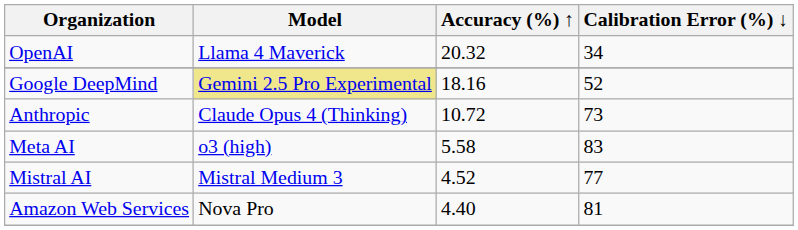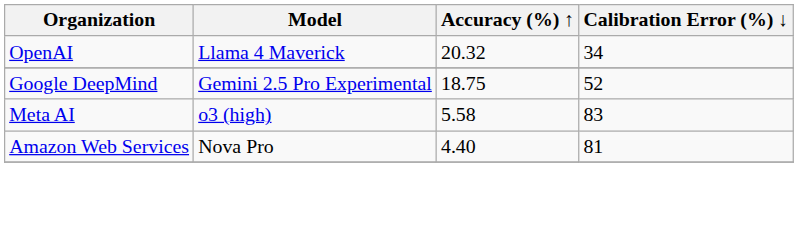(315, 83) khaki background -> (315, 83) no background
(463, 83) 18.16 -> (463, 83) 18.75
- row: (49, 114)
- row: (50, 177)
